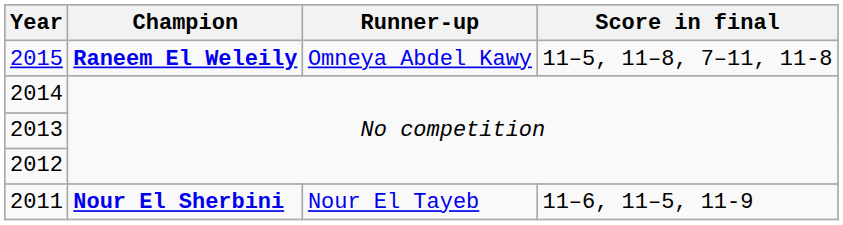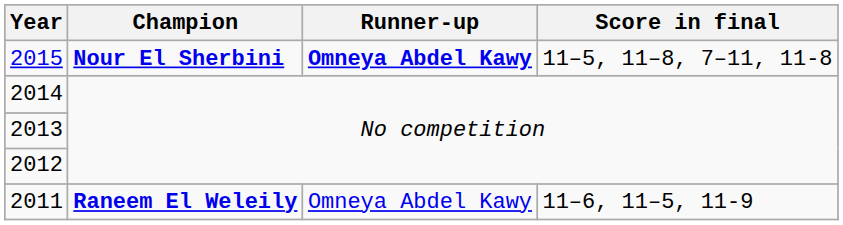(185, 59) Raneem El Weleily -> (179, 59) Nour El Sherbini
(420, 59) normal -> (420, 59) bold
(179, 202) Nour El Sherbini -> (185, 202) Raneem El Weleily
(394, 202) Nour El Tayeb -> (420, 202) Omneya Abdel Kawy
